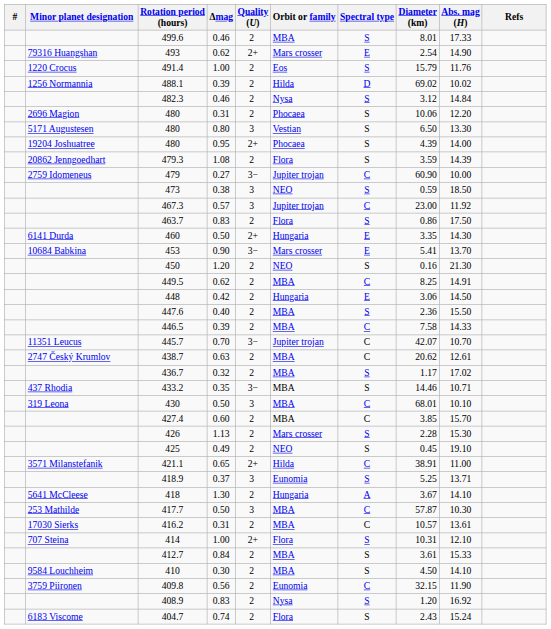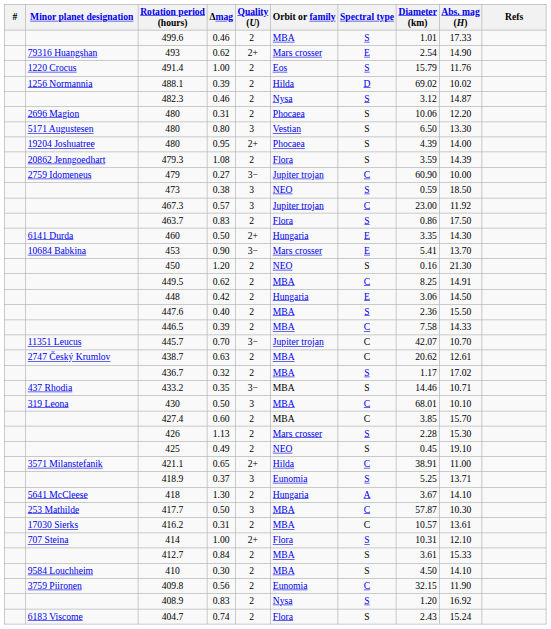(428, 38) 8.01 -> (428, 38) 1.01
(461, 99) 14.84 -> (461, 99) 14.87
